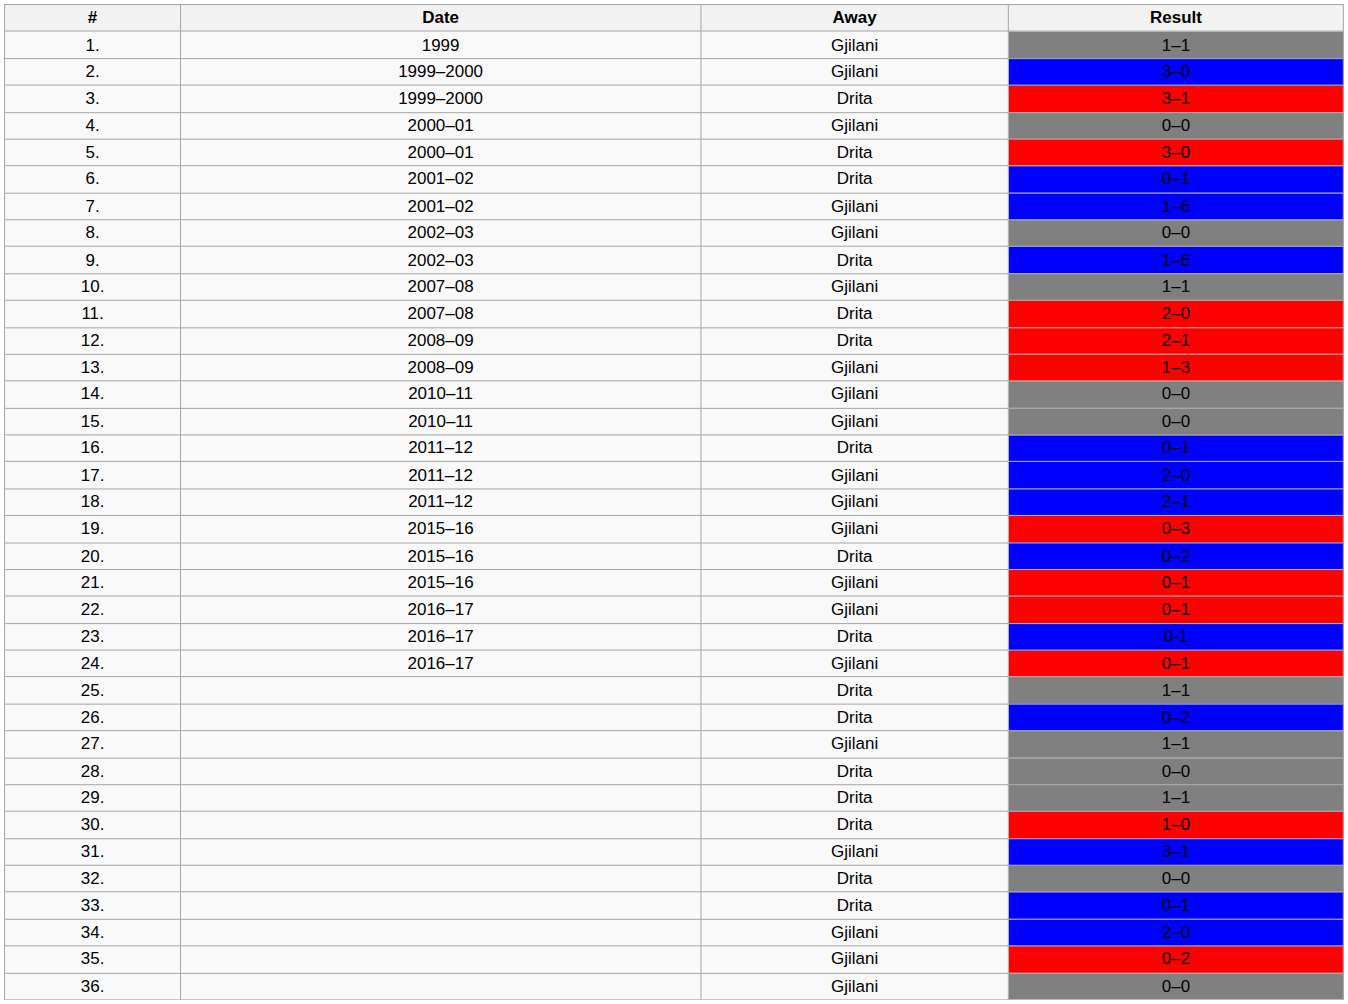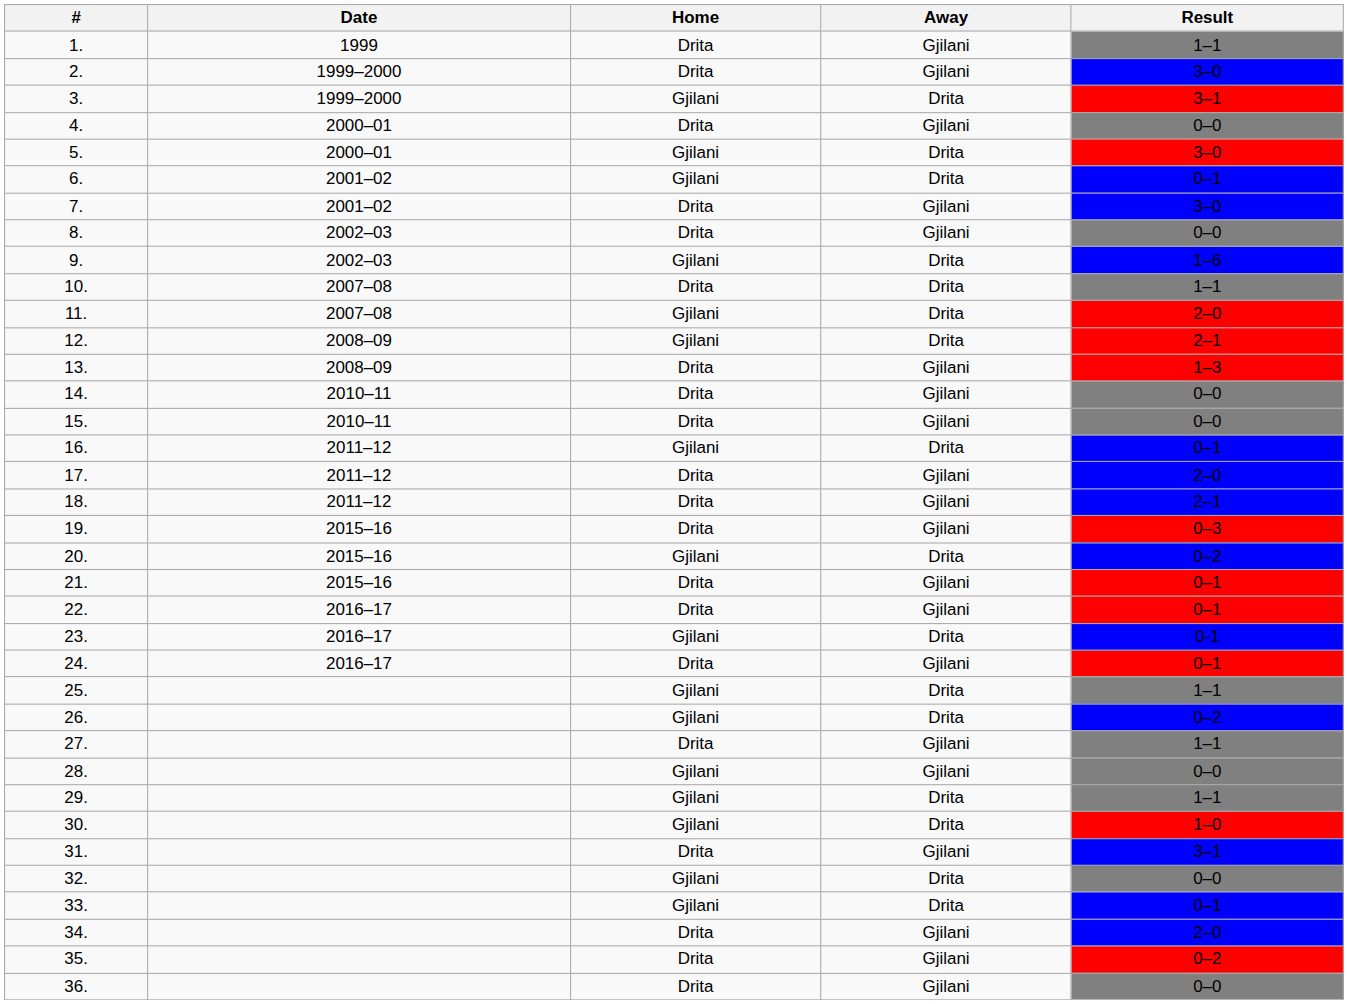+ column: (696, 17)
(1176, 206) 1–6 -> (1207, 206) 3–0
(855, 286) Gjilani -> (946, 286) Drita
(855, 771) Drita -> (946, 771) Gjilani
